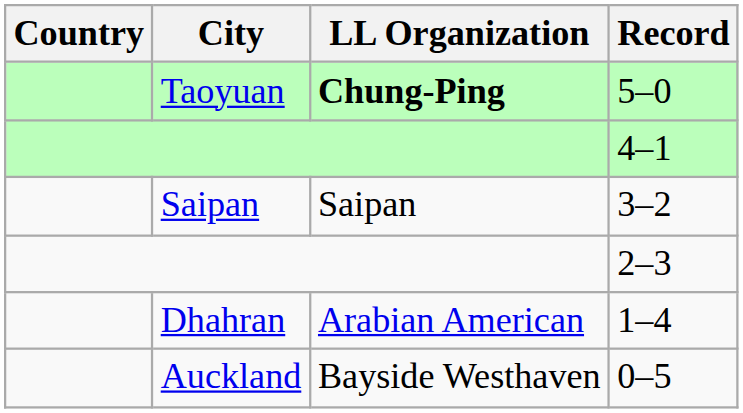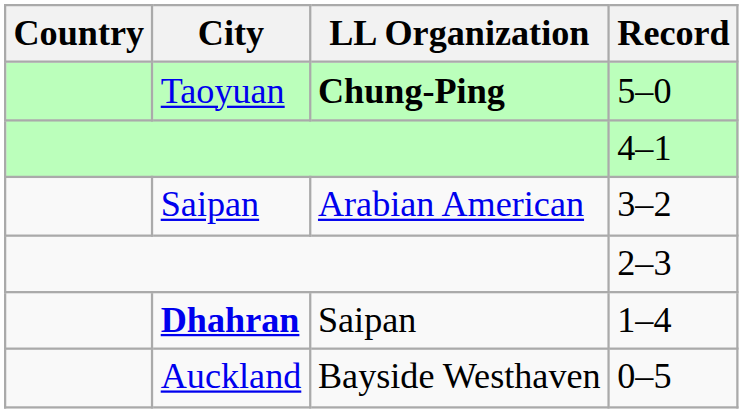(367, 205) Saipan -> (451, 205) Arabian American
(223, 319) normal -> (230, 319) bold
(451, 319) Arabian American -> (367, 319) Saipan
